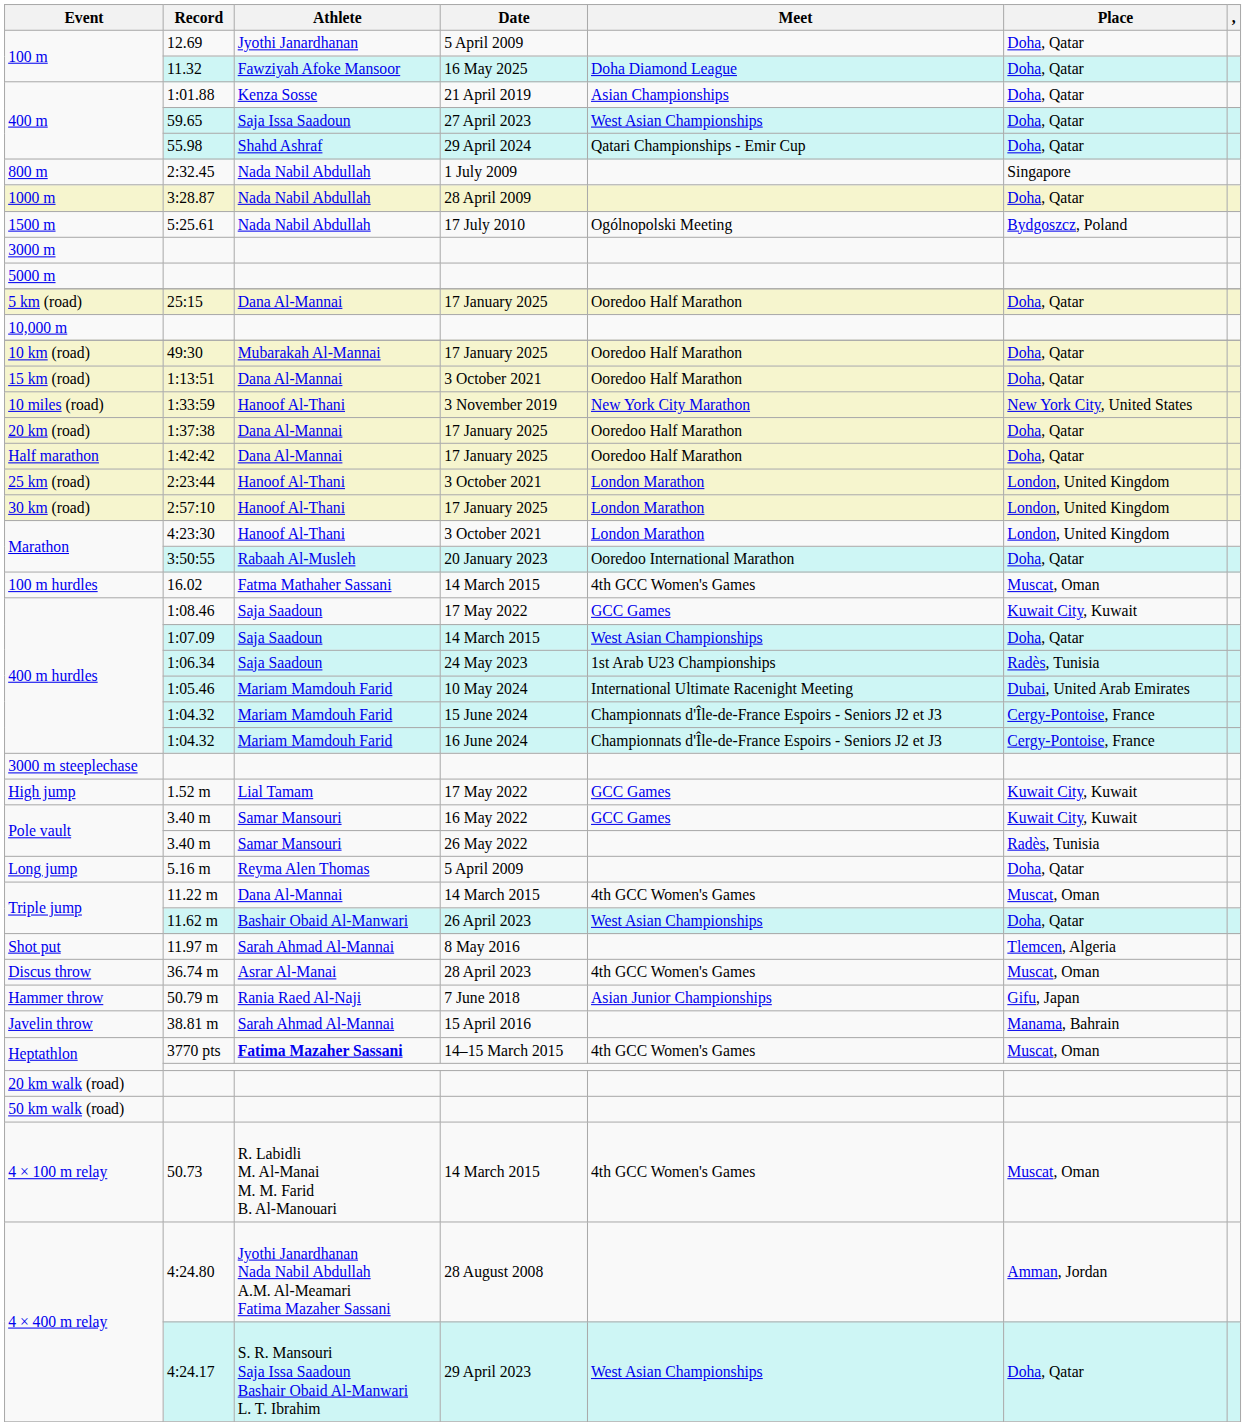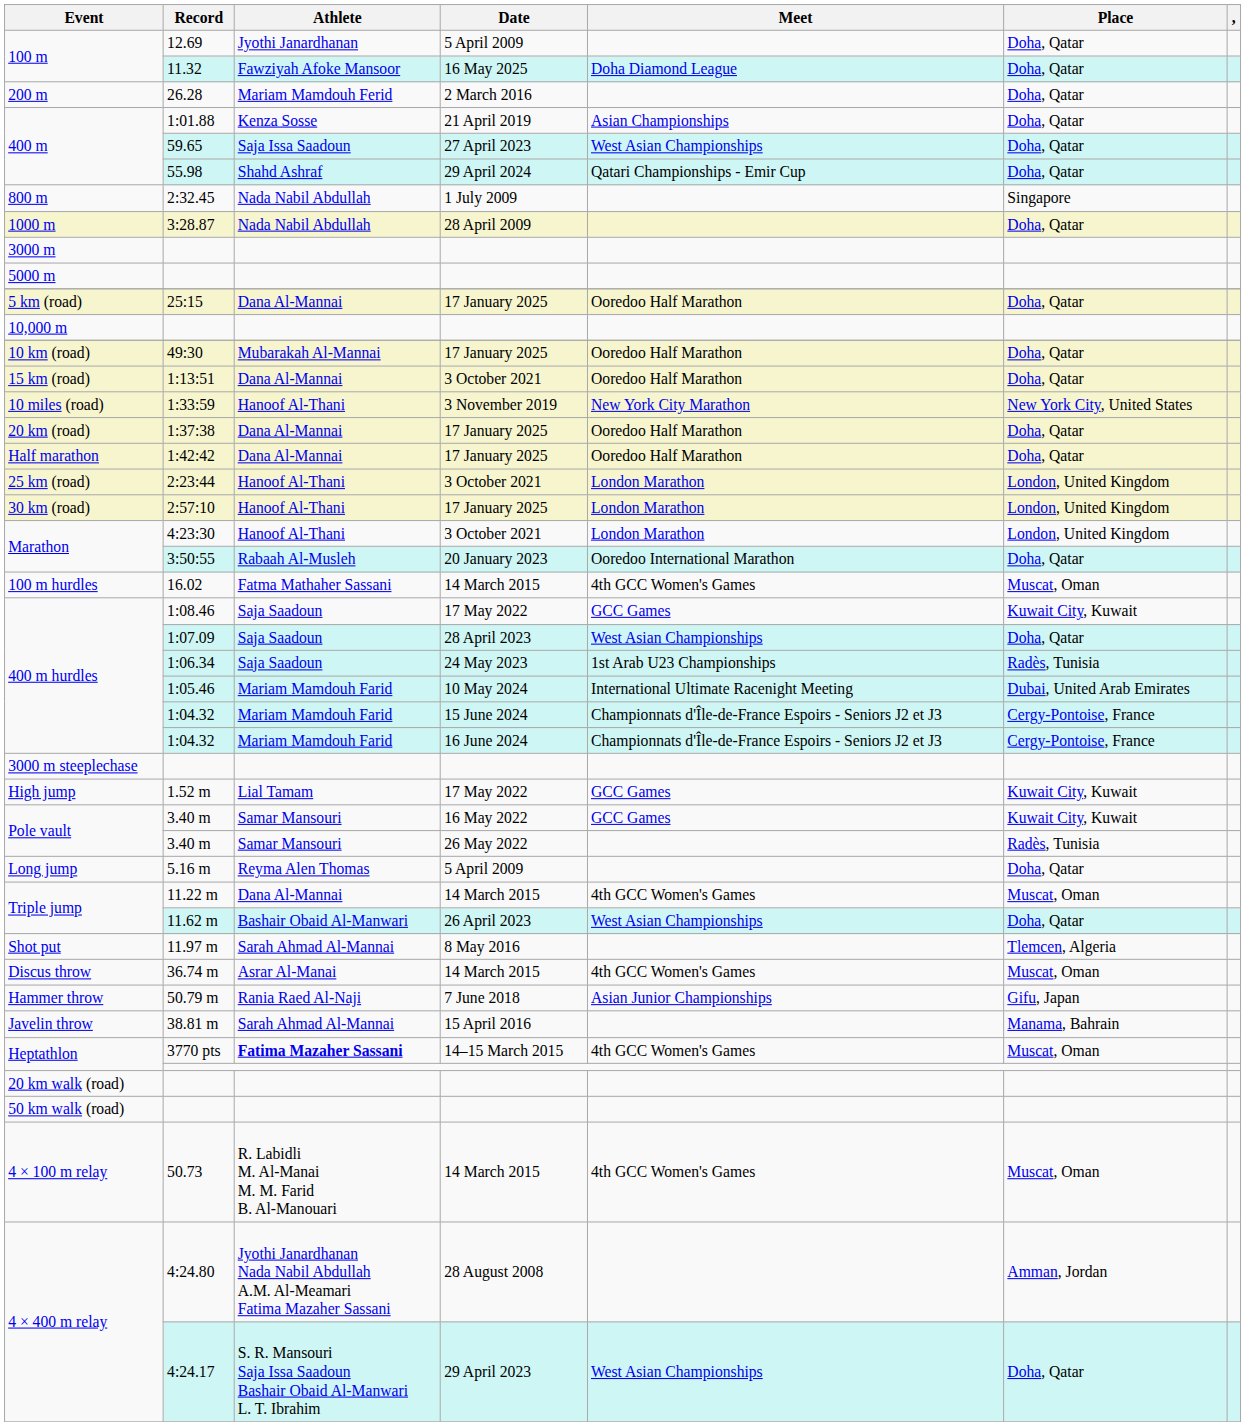+ row: (28, 95)
- row: (32, 224)
(492, 637) 14 March 2015 -> (488, 637) 28 April 2023
(488, 972) 28 April 2023 -> (492, 972) 14 March 2015
